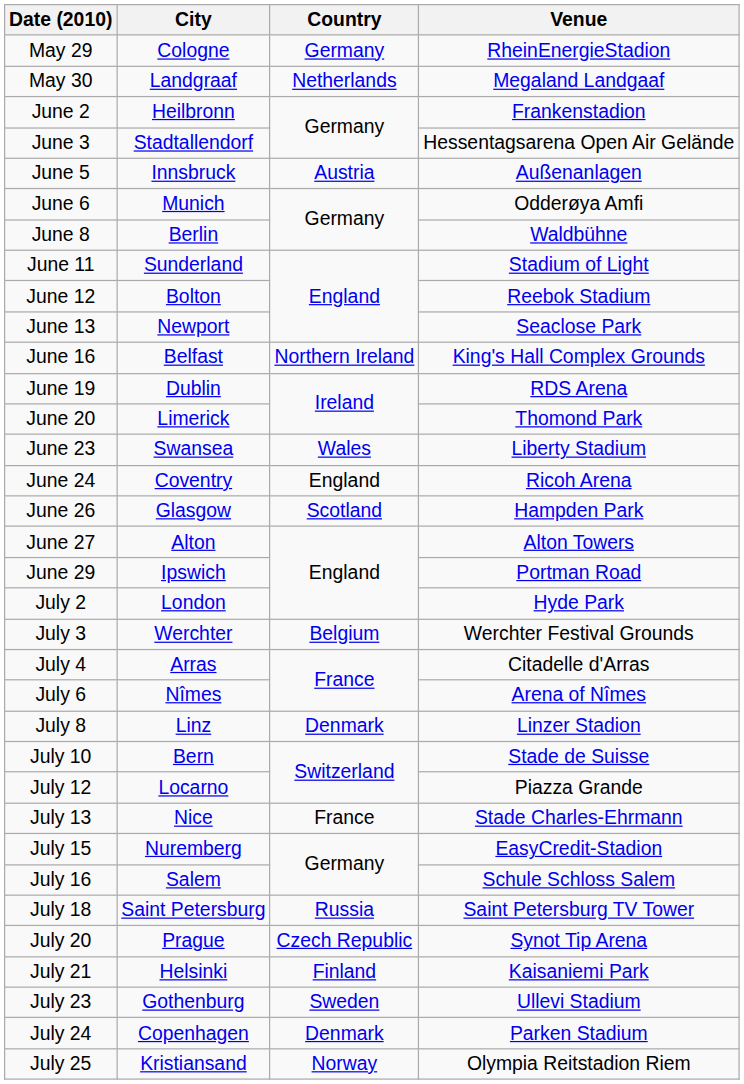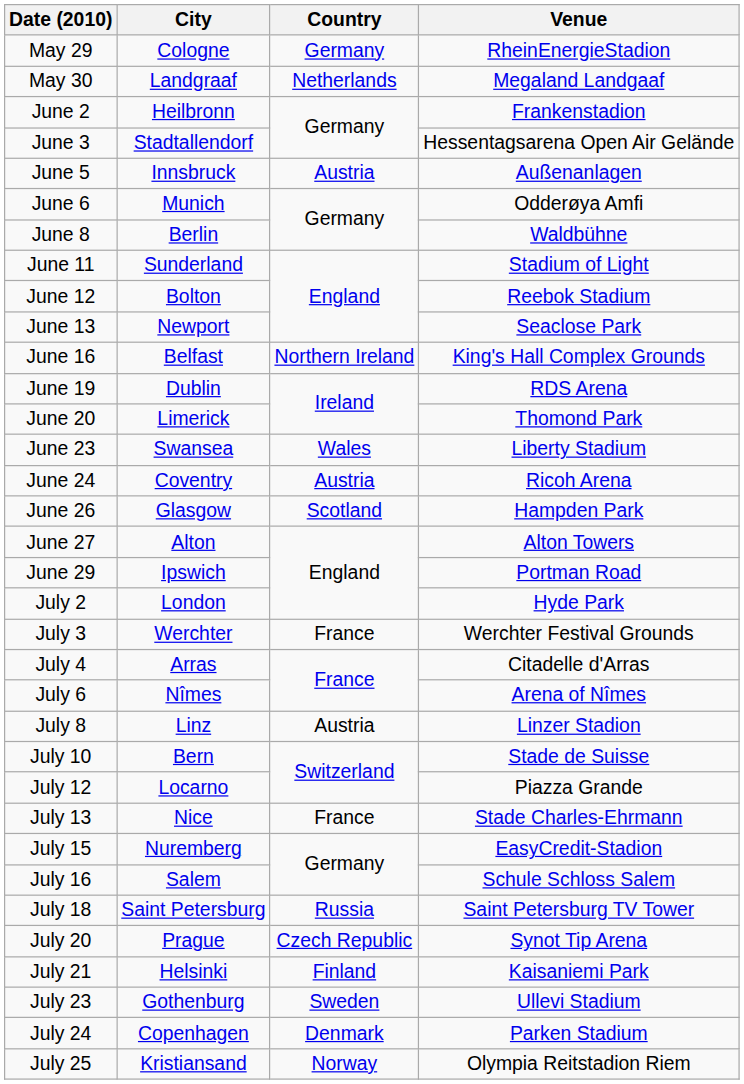(344, 480) England -> (344, 480) Austria
(344, 633) Belgium -> (344, 633) France
(344, 726) Denmark -> (344, 726) Austria
